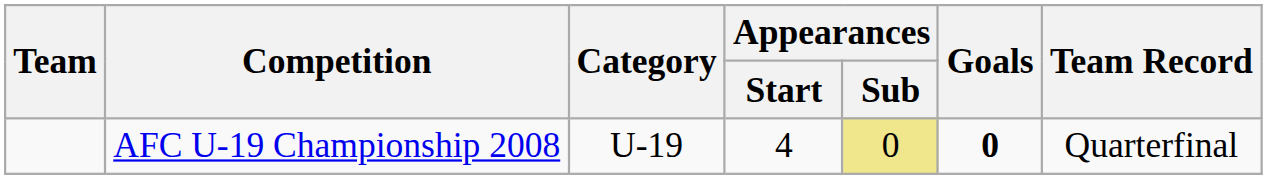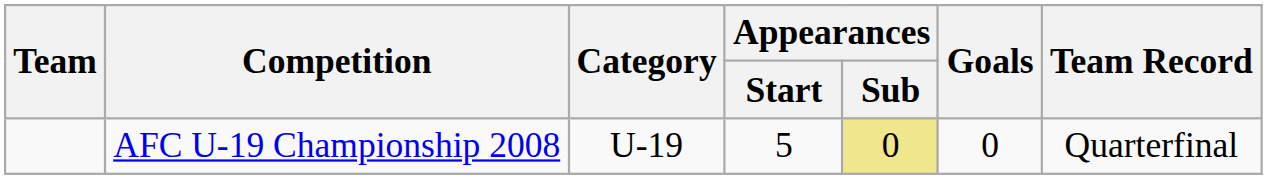(784, 145) 4 -> (784, 145) 5
(990, 145) bold -> (990, 145) normal
